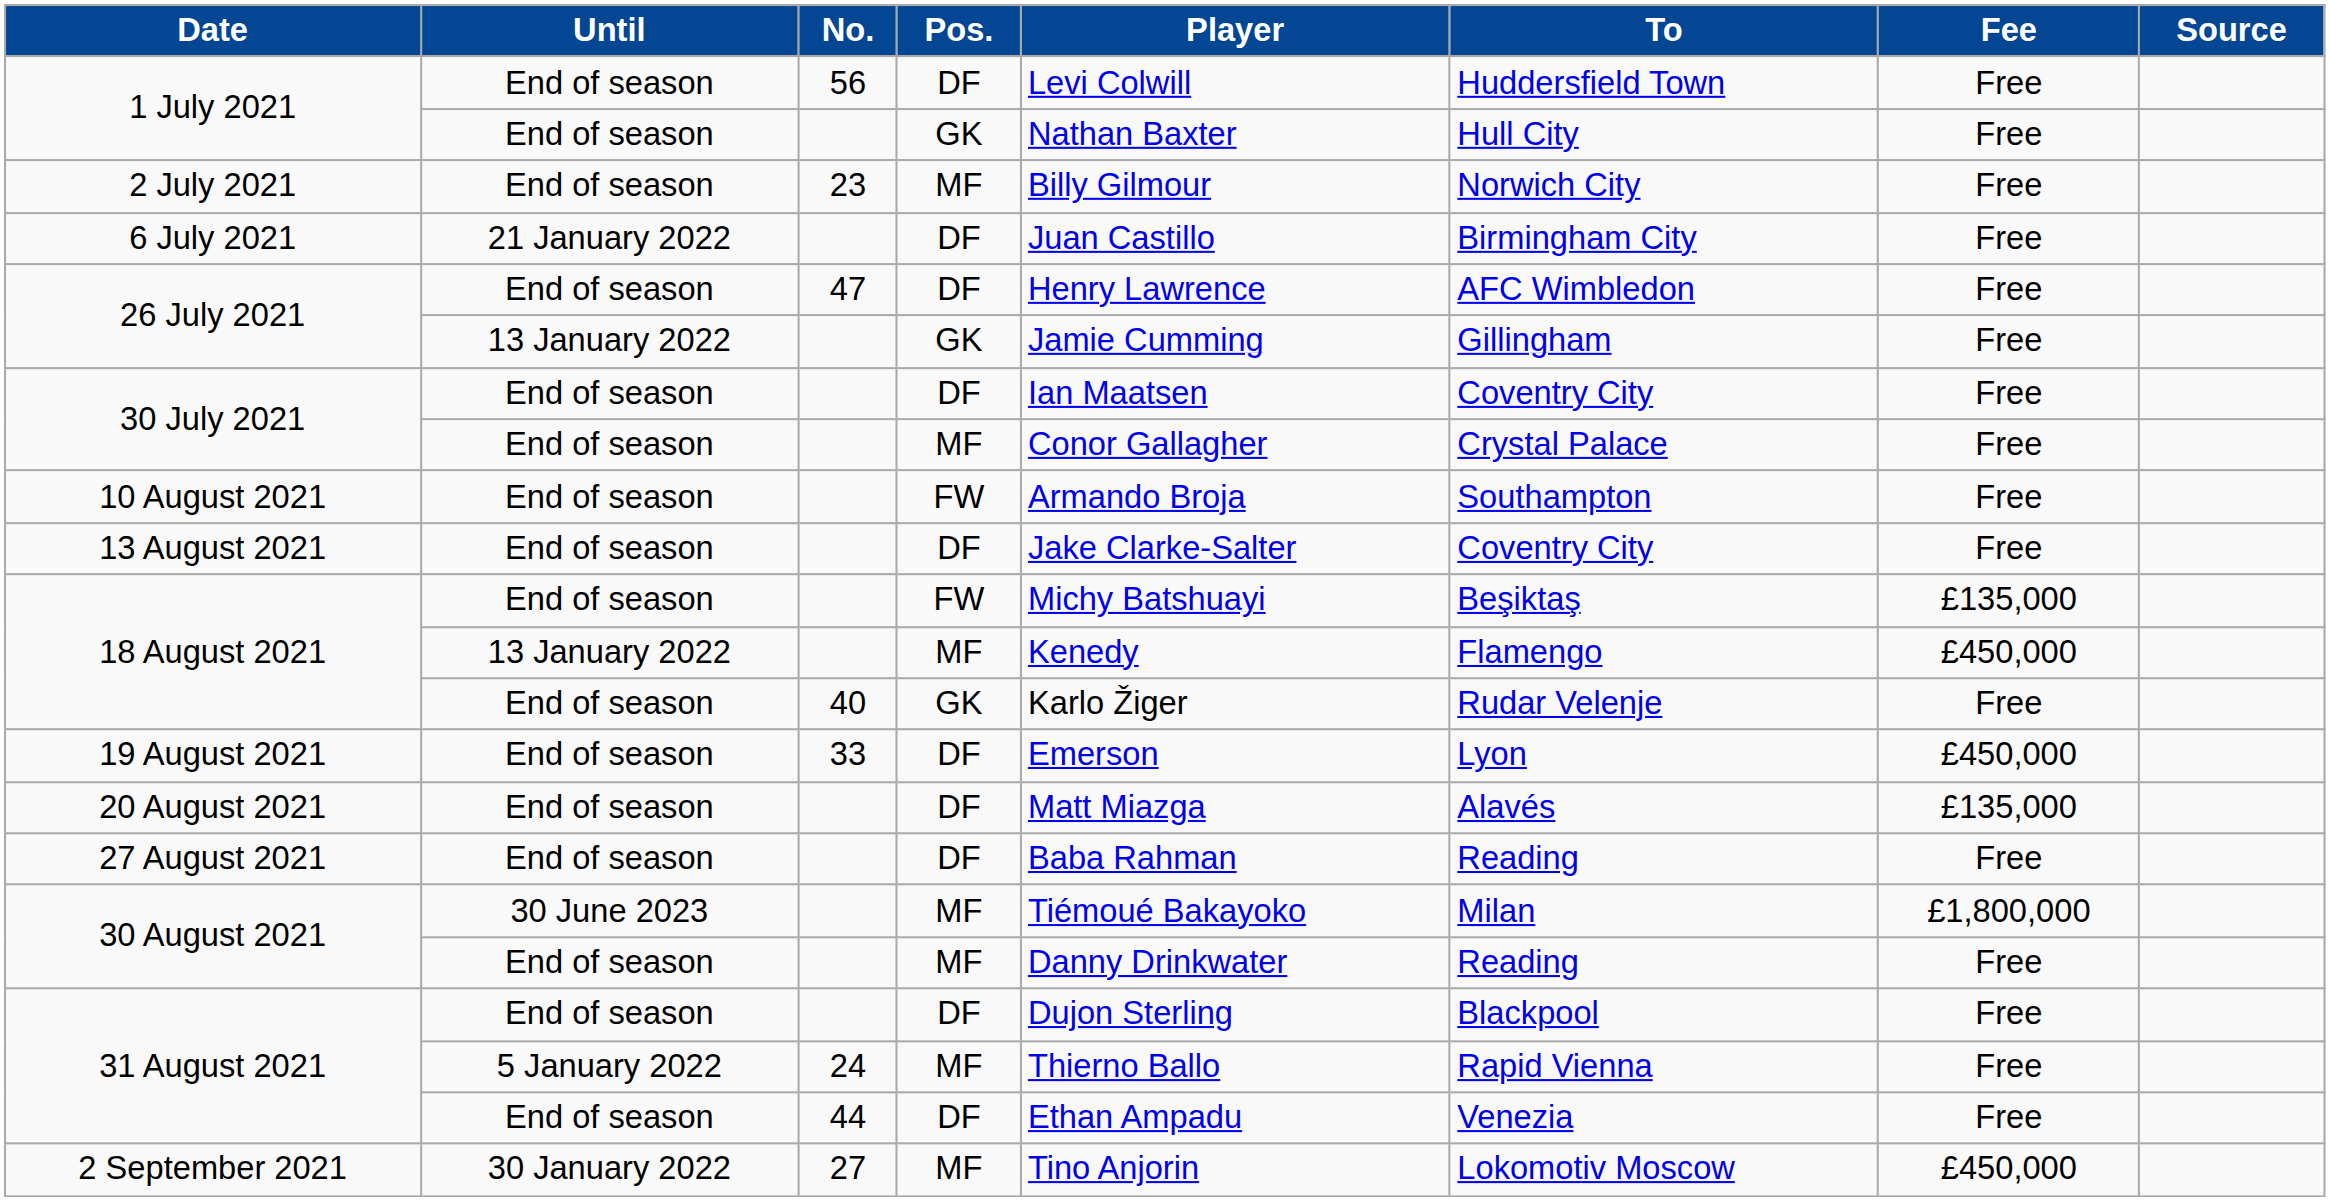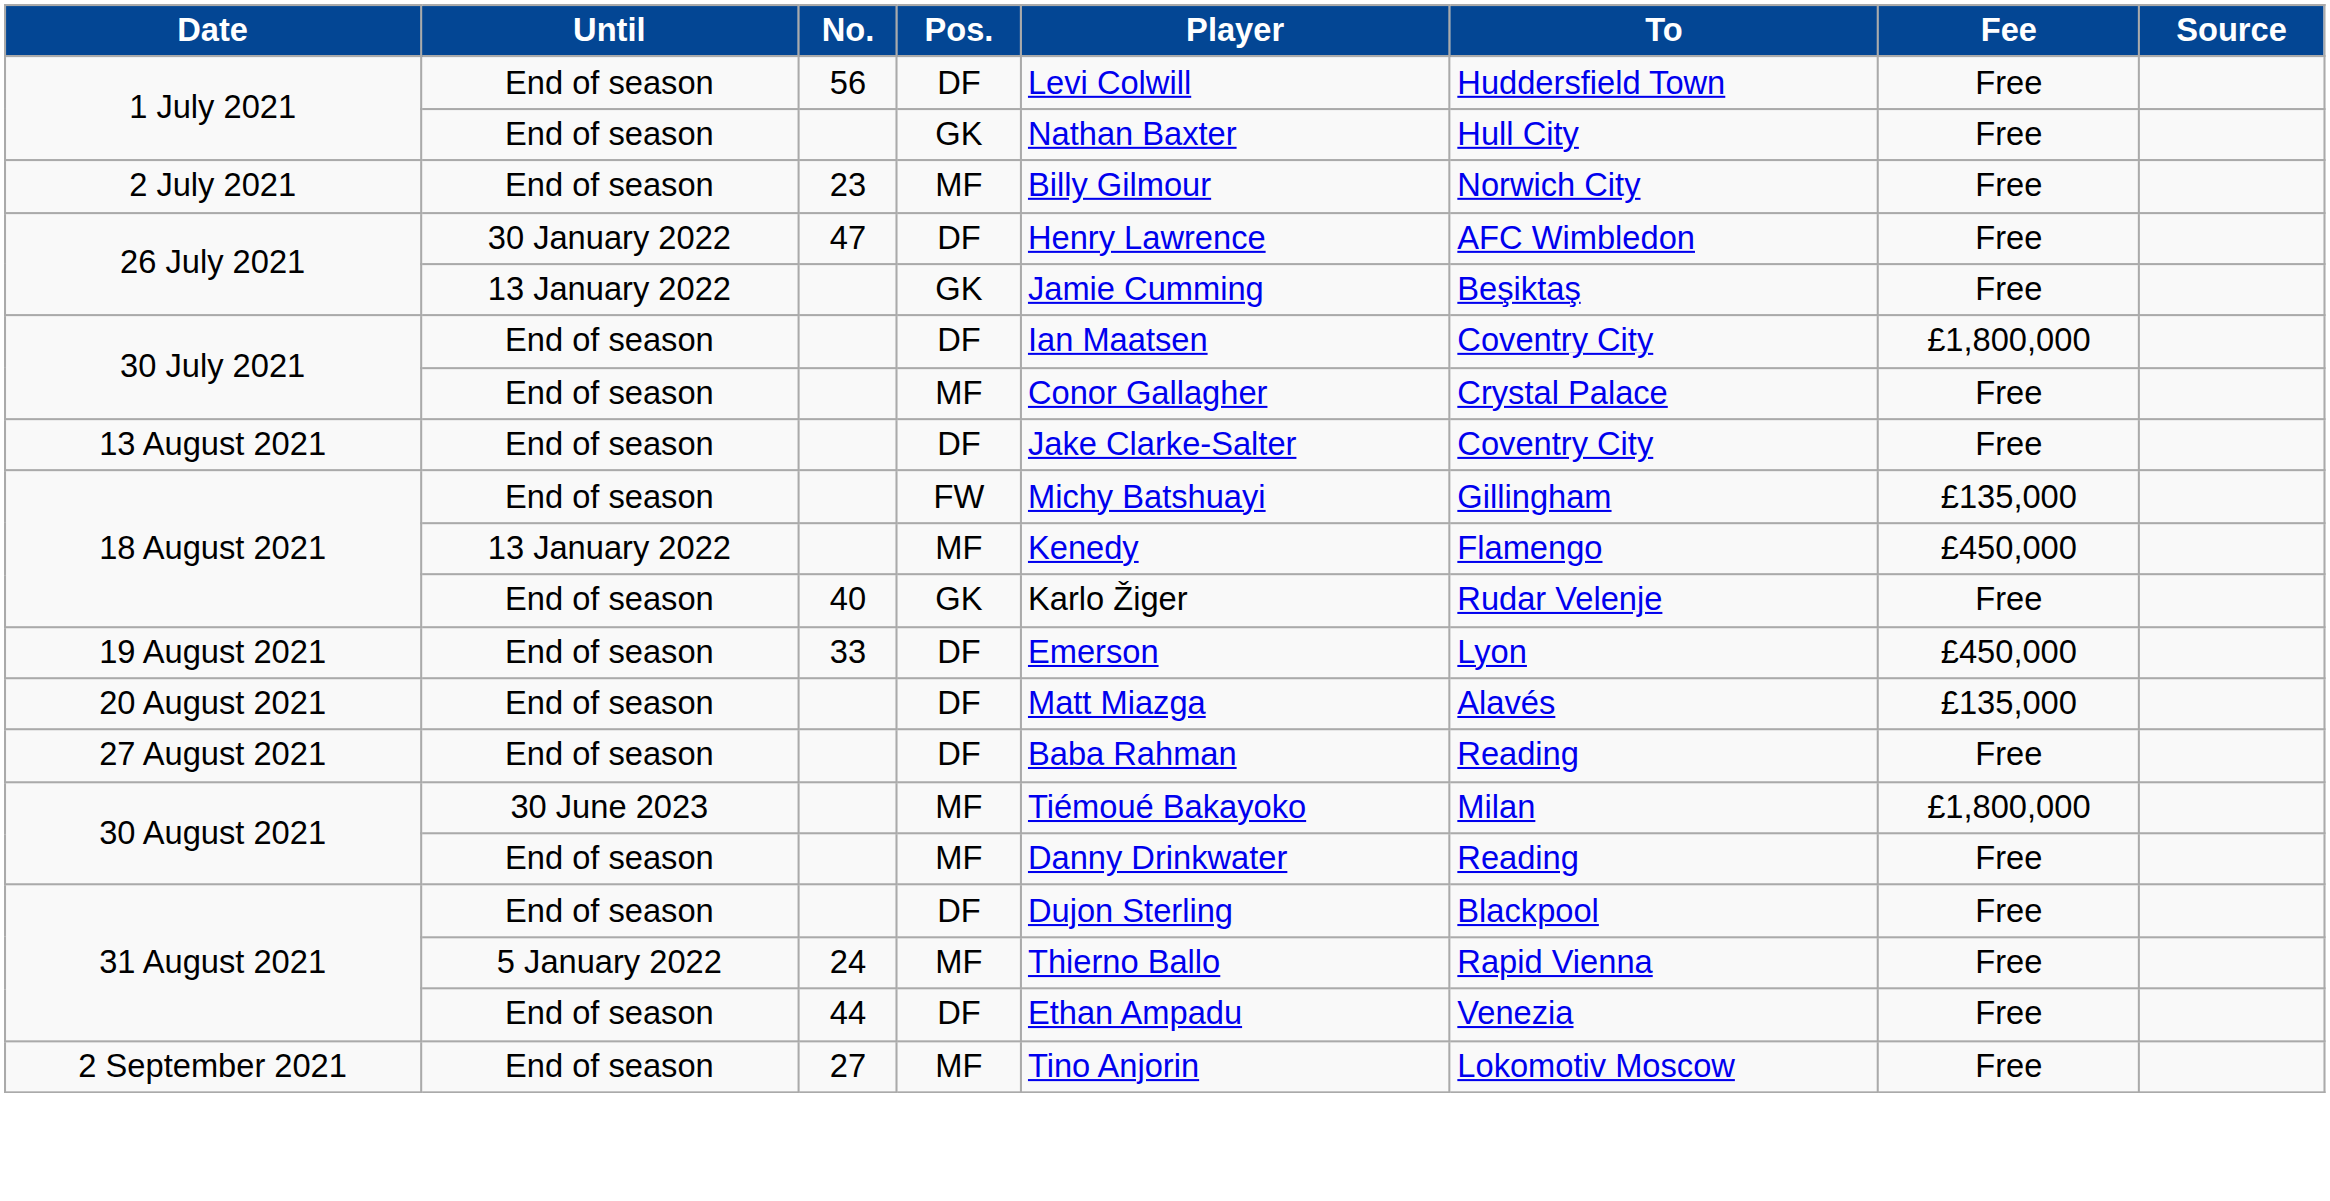- row: (213, 237)
(609, 289) End of season -> (609, 237) 30 January 2022
(1534, 340) Gillingham -> (1519, 289) Beşiktaş
(2009, 392) Free -> (2009, 340) £1,800,000
- row: (213, 496)
(1519, 599) Beşiktaş -> (1534, 496) Gillingham
(609, 1169) 30 January 2022 -> (609, 1065) End of season
(2009, 1169) £450,000 -> (2009, 1065) Free
